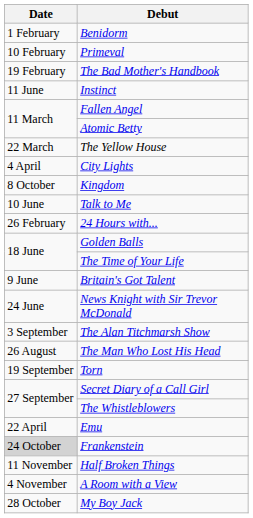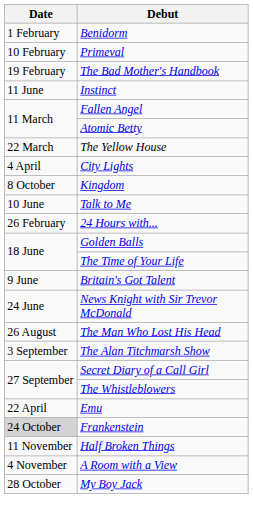rows swapped: (150, 351) <-> (145, 332)
- row: (91, 370)
